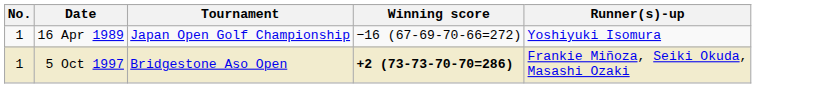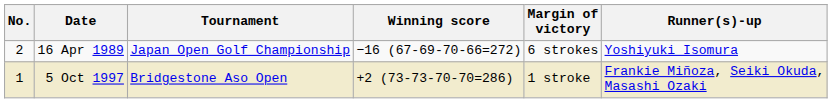+ column: (563, 23)
(19, 37) 1 -> (19, 51) 2
(435, 65) bold -> (435, 80) normal
